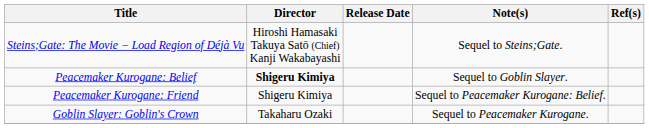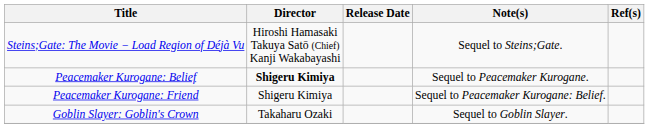(510, 77) Sequel to Goblin Slayer. -> (510, 77) Sequel to Peacemaker Kurogane.
(510, 114) Sequel to Peacemaker Kurogane. -> (510, 114) Sequel to Goblin Slayer.
